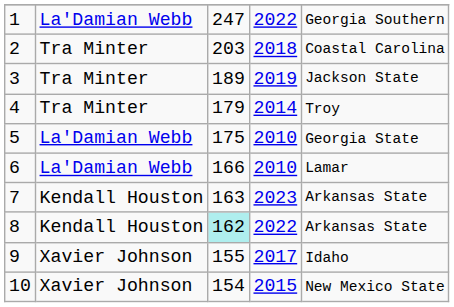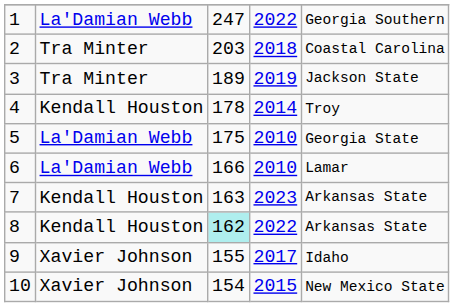(94, 109) Tra Minter -> (121, 109) Kendall Houston
(228, 109) 179 -> (228, 109) 178
